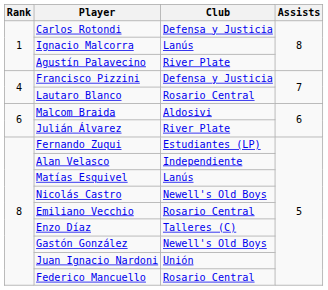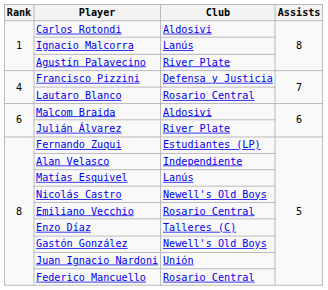(218, 29) Defensa y Justicia -> (187, 29) Aldosivi
